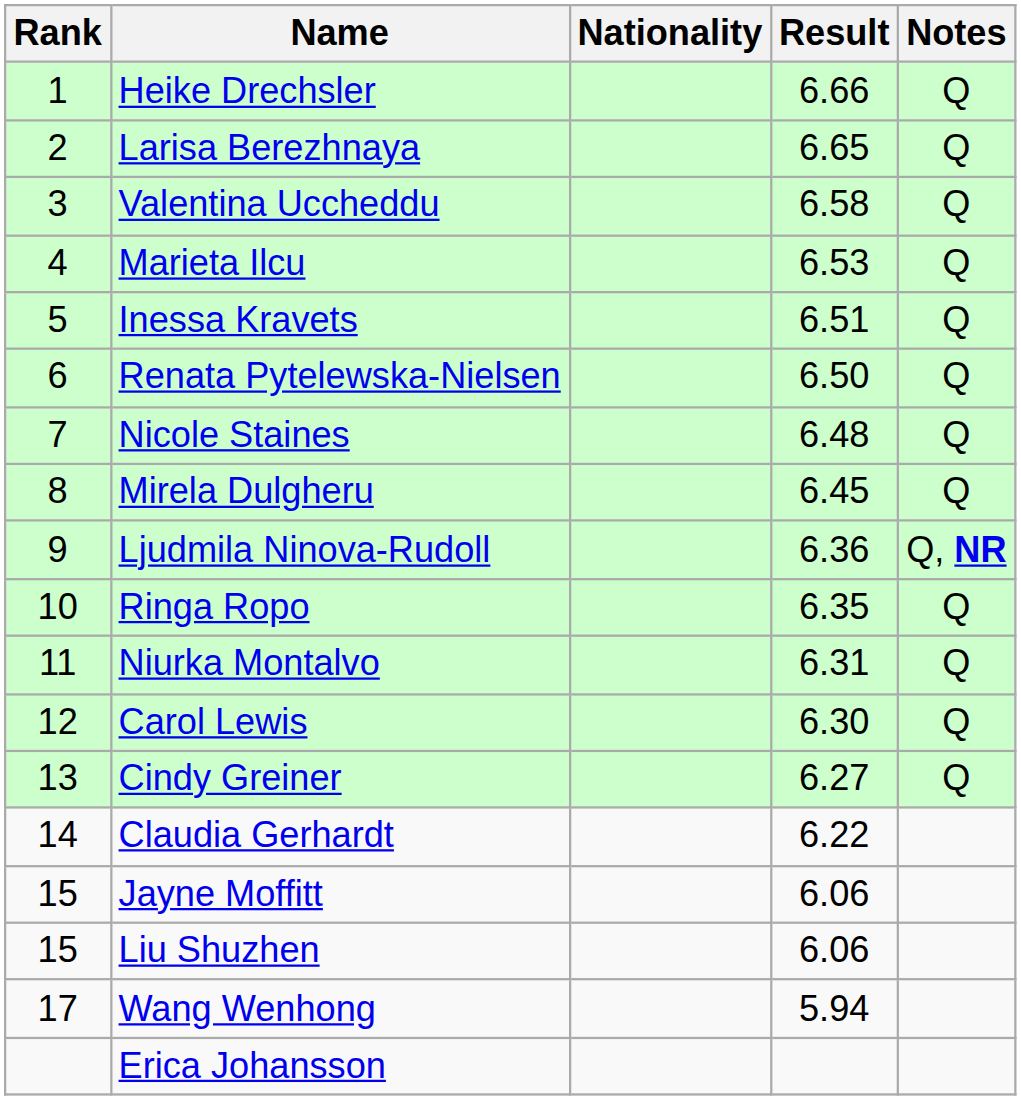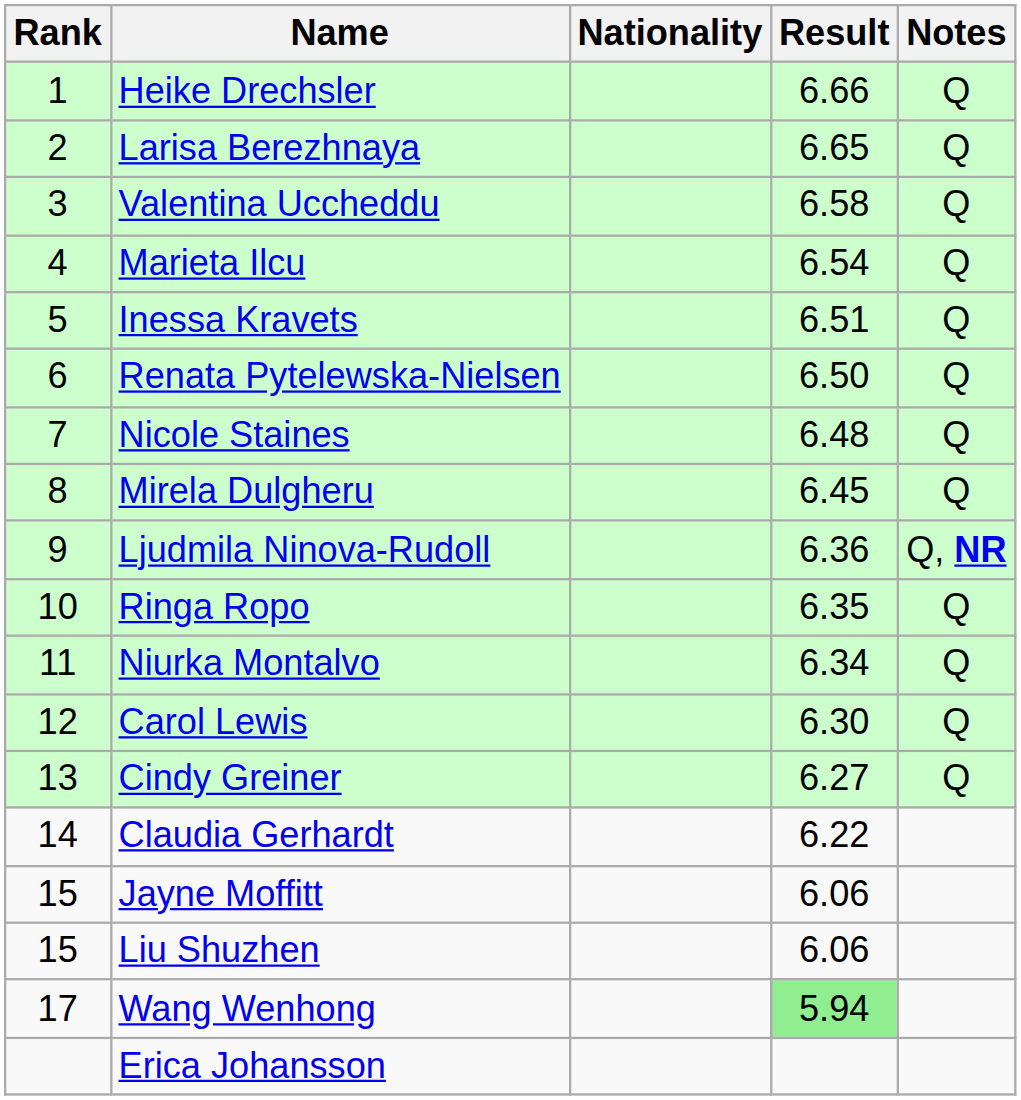(834, 262) 6.53 -> (834, 262) 6.54
(834, 663) 6.31 -> (834, 663) 6.34
(834, 1008) no background -> (834, 1008) lightgreen background
